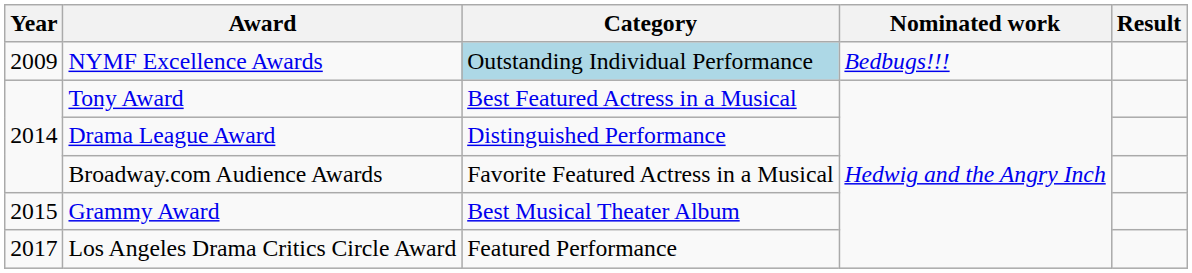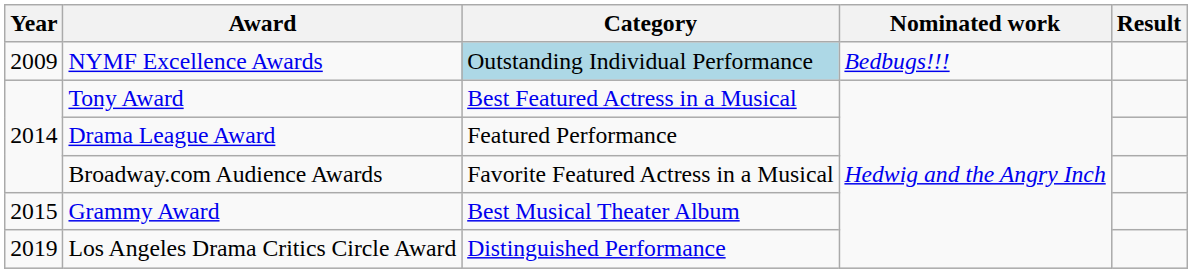(596, 135) Distinguished Performance -> (572, 135) Featured Performance
(34, 248) 2017 -> (34, 248) 2019
(572, 248) Featured Performance -> (596, 248) Distinguished Performance
